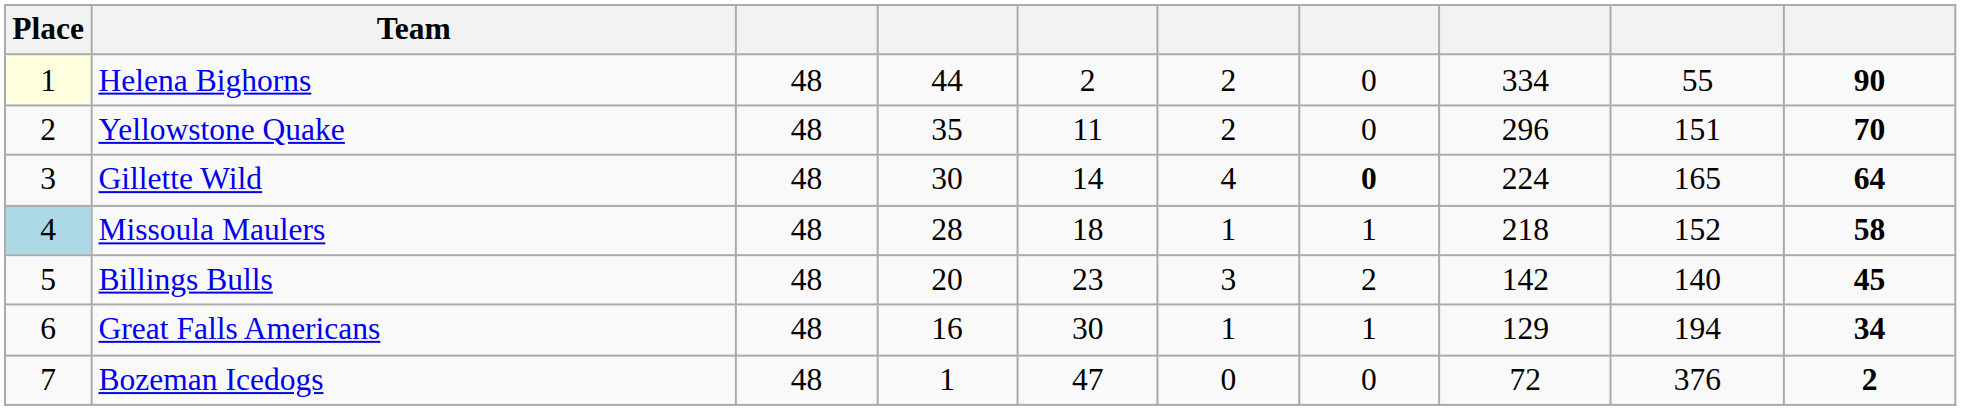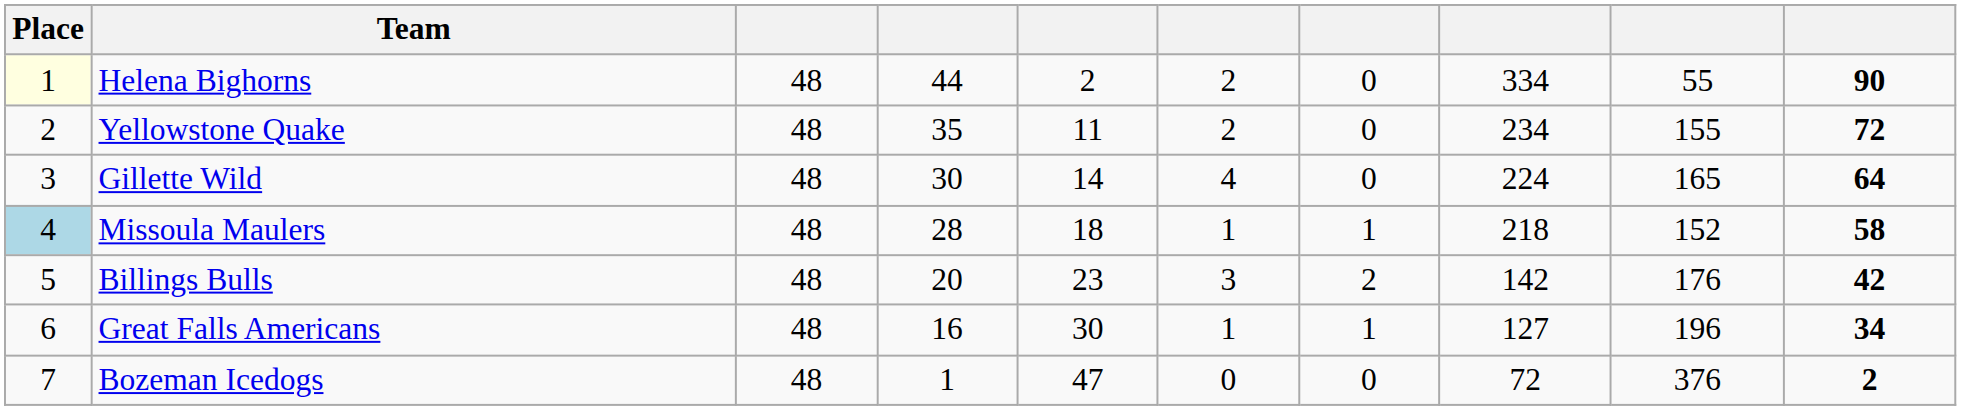(1525, 129) 296 -> (1525, 129) 234
(1697, 129) 151 -> (1697, 129) 155
(1870, 129) 70 -> (1870, 129) 72
(1369, 179) bold -> (1369, 179) normal
(1697, 279) 140 -> (1697, 279) 176
(1870, 279) 45 -> (1870, 279) 42
(1525, 329) 129 -> (1525, 329) 127
(1697, 329) 194 -> (1697, 329) 196
